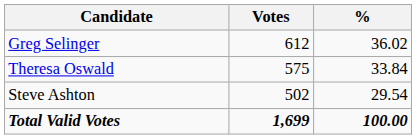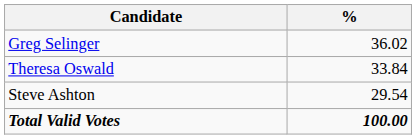- column: (271, 17)
